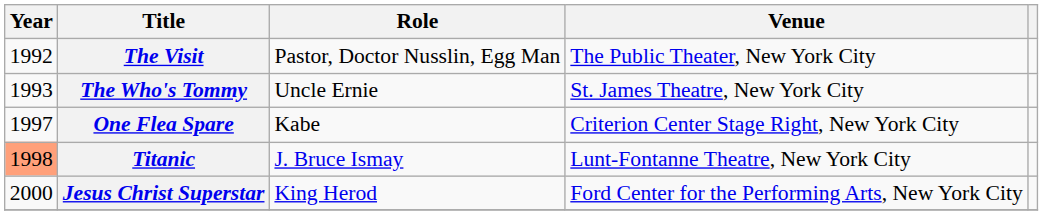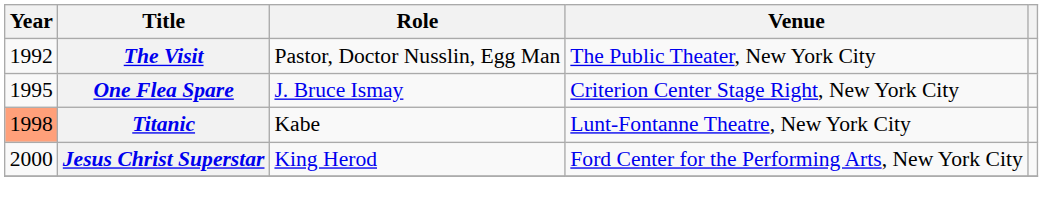- row: (164, 90)
(31, 124) 1997 -> (31, 90) 1995
(297, 124) Kabe -> (339, 90) J. Bruce Ismay
(339, 158) J. Bruce Ismay -> (297, 124) Kabe
